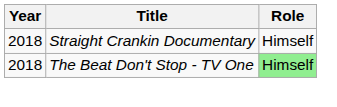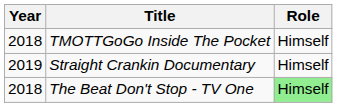+ row: (160, 41)
(25, 41) 2018 -> (25, 65) 2019
